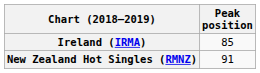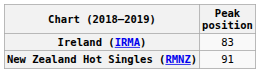(227, 42) 85 -> (227, 42) 83
